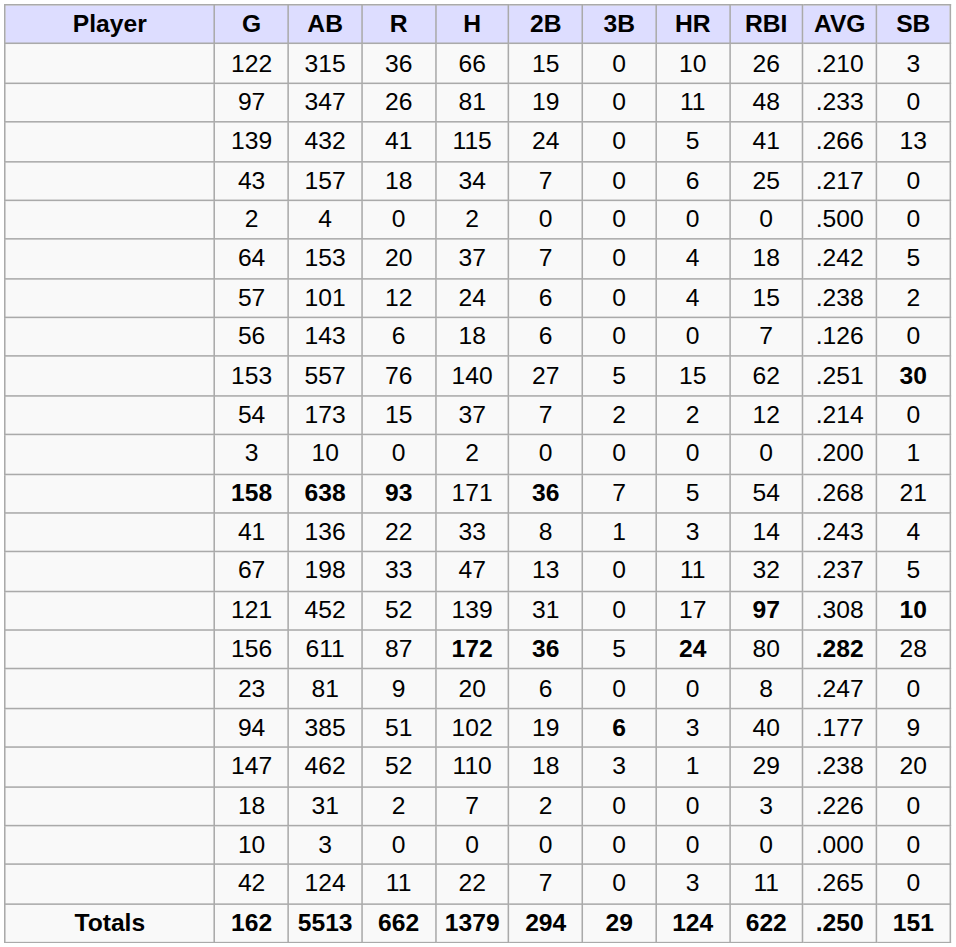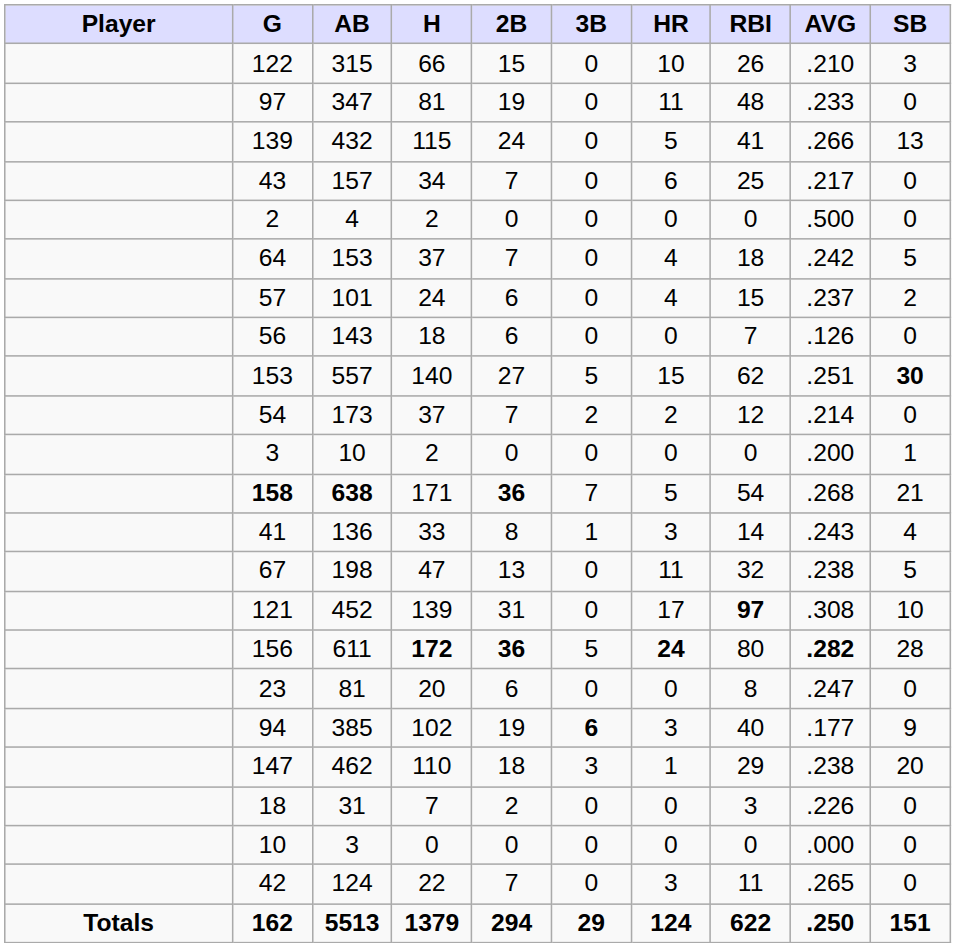- column: (399, 24)
(840, 297) .238 -> (830, 297) .237
(840, 571) .237 -> (830, 571) .238
(913, 610) bold -> (910, 610) normal
